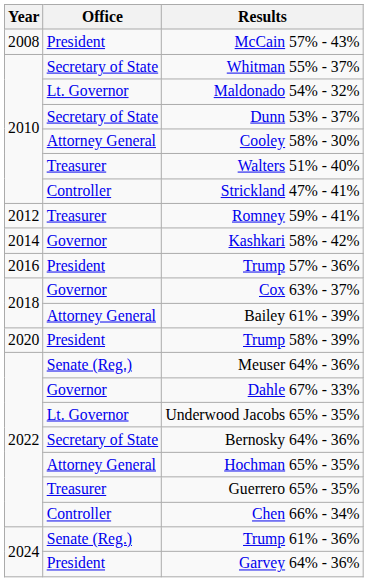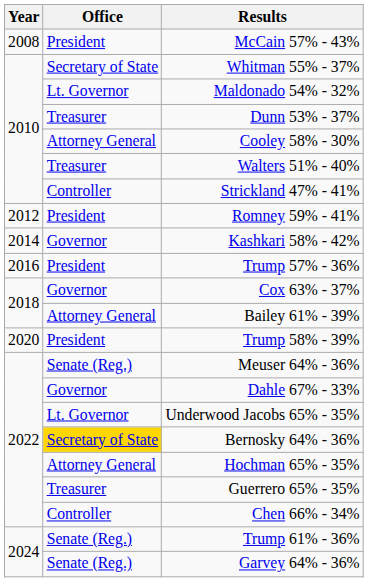(102, 116) Secretary of State -> (76, 116) Treasurer
(76, 215) Treasurer -> (76, 215) President
(102, 439) no background -> (102, 439) gold background
(76, 564) President -> (89, 564) Senate (Reg.)
